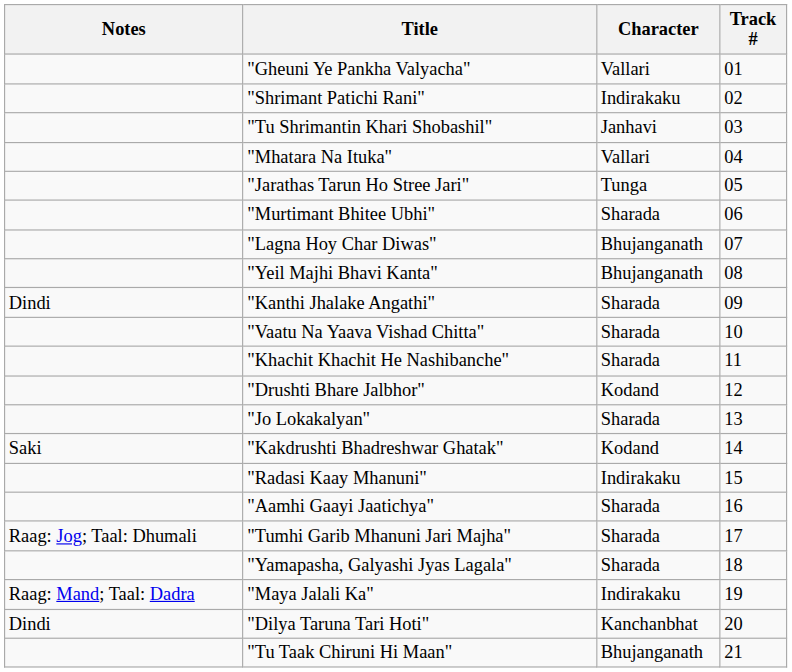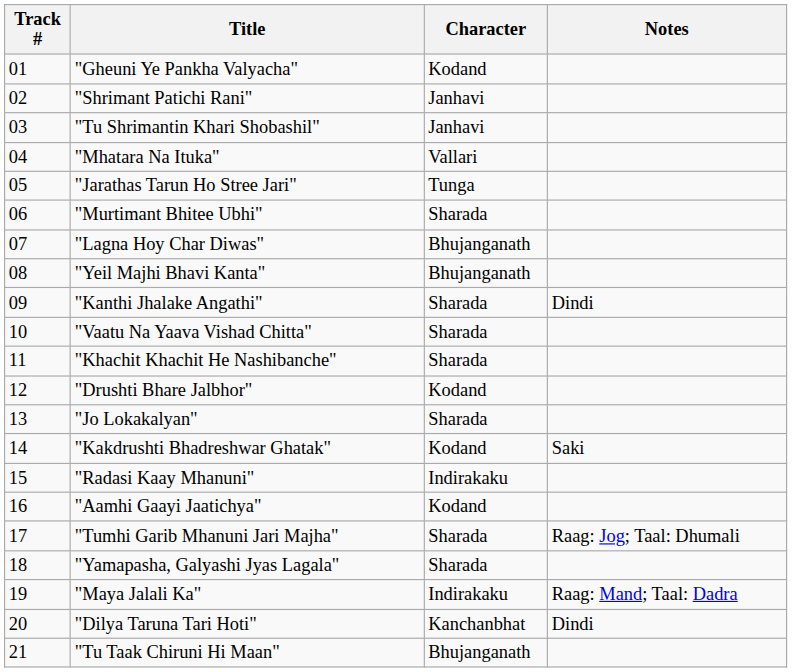columns swapped: (753, 29) <-> (124, 29)
(625, 68) Vallari -> (457, 68) Kodand
(641, 98) Indirakaku -> (456, 98) Janhavi
(630, 506) Sharada -> (457, 506) Kodand
